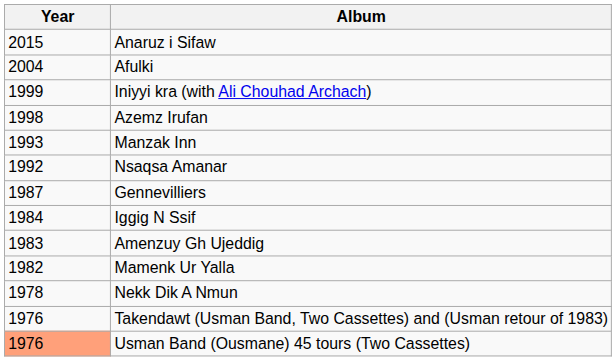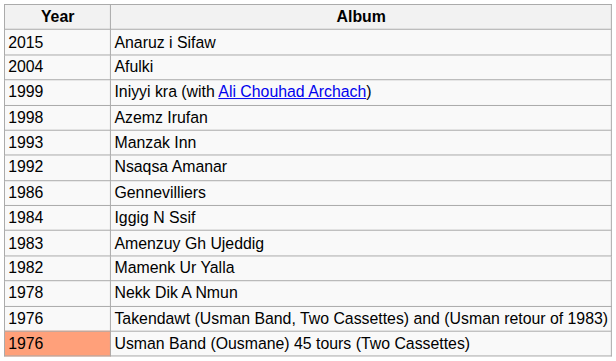(26, 192) 1987 -> (26, 192) 1986
